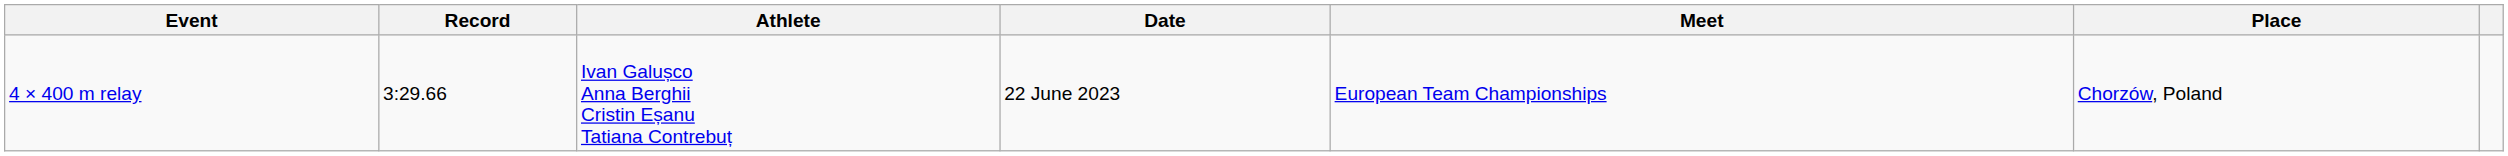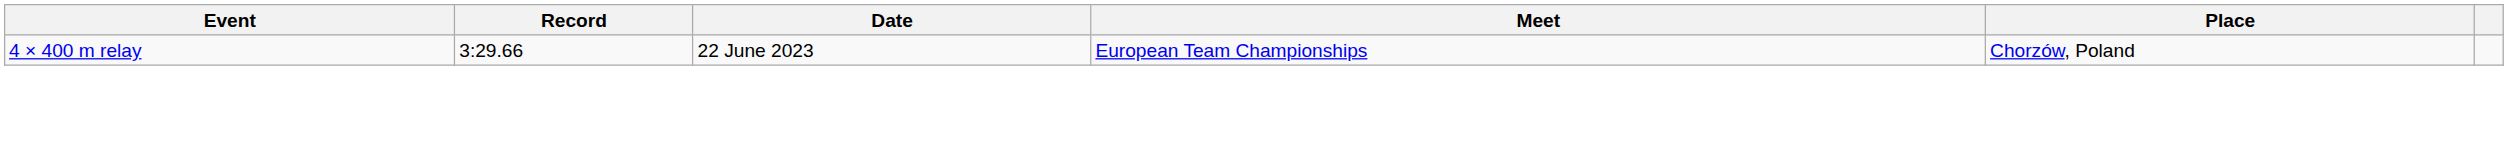- column: (788, 20)
